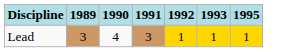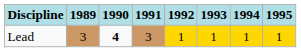+ column: (246, 15)
(116, 36) normal -> (116, 36) bold
